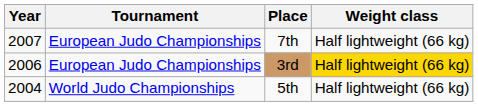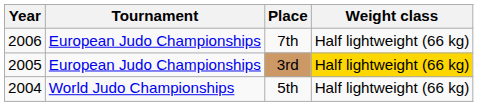(25, 40) 2007 -> (25, 40) 2006
(25, 64) 2006 -> (25, 64) 2005
